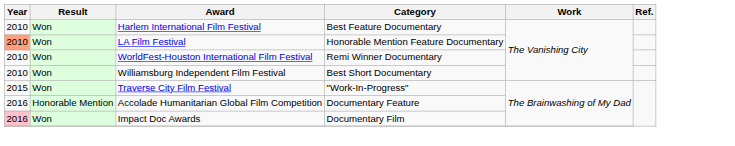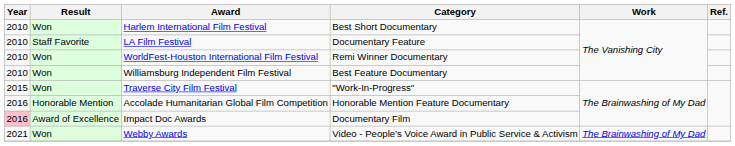(384, 27) Best Feature Documentary -> (385, 27) Best Short Documentary
(17, 42) lightsalmon background -> (17, 42) no background
(42, 42) Won -> (61, 42) Staff Favorite
(415, 42) Honorable Mention Feature Documentary -> (379, 42) Documentary Feature
(379, 73) Best Short Documentary -> (390, 73) Best Feature Documentary
(373, 103) Documentary Feature -> (421, 103) Honorable Mention Feature Documentary
(42, 118) Won -> (76, 118) Award of Excellence
+ row: (155, 133)
